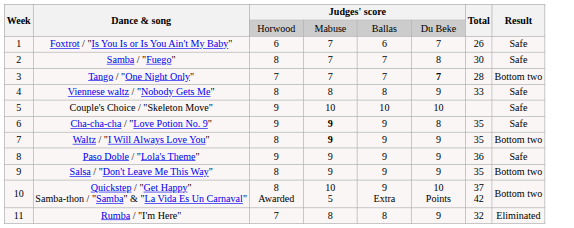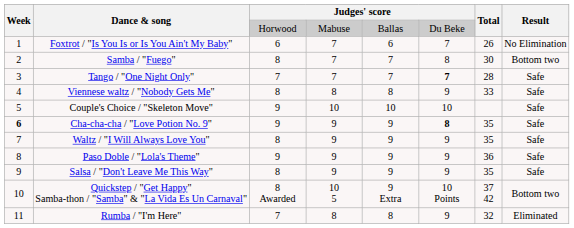(518, 44) Safe -> (535, 44) No Elimination
(518, 60) Safe -> (535, 60) Bottom two
(518, 76) Bottom two -> (535, 76) Safe
(19, 124) normal -> (19, 124) bold
(330, 124) bold -> (334, 124) normal
(438, 124) normal -> (447, 124) bold
(330, 140) bold -> (334, 140) normal
(518, 140) Bottom two -> (535, 140) Safe
(518, 172) Bottom two -> (535, 172) Safe
